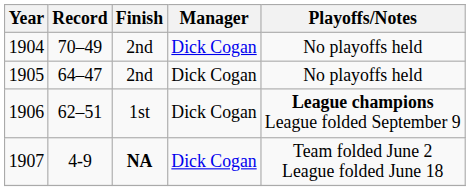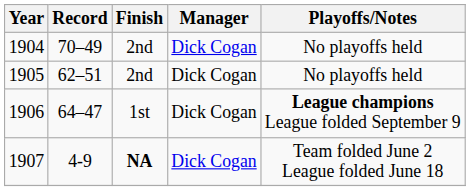(80, 74) 64–47 -> (80, 74) 62–51
(80, 113) 62–51 -> (80, 113) 64–47
